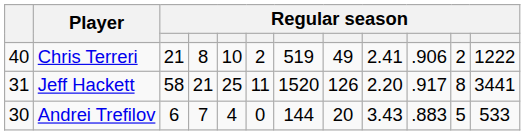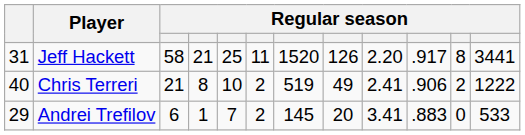rows swapped: (86, 85) <-> (88, 56)
(19, 115) 30 -> (19, 115) 29
(203, 115) 7 -> (203, 115) 1
(232, 115) 4 -> (232, 115) 7
(260, 115) 0 -> (260, 115) 2
(299, 115) 144 -> (299, 115) 145
(385, 115) 3.43 -> (385, 115) 3.41
(461, 115) 5 -> (461, 115) 0
